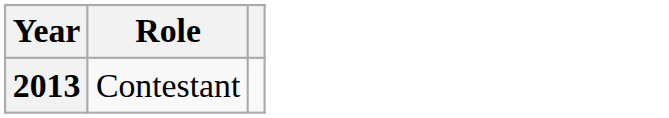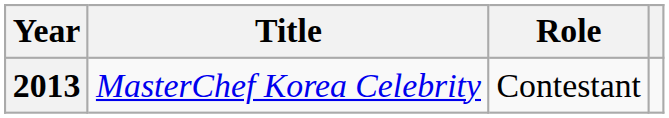+ column: (288, 31)
